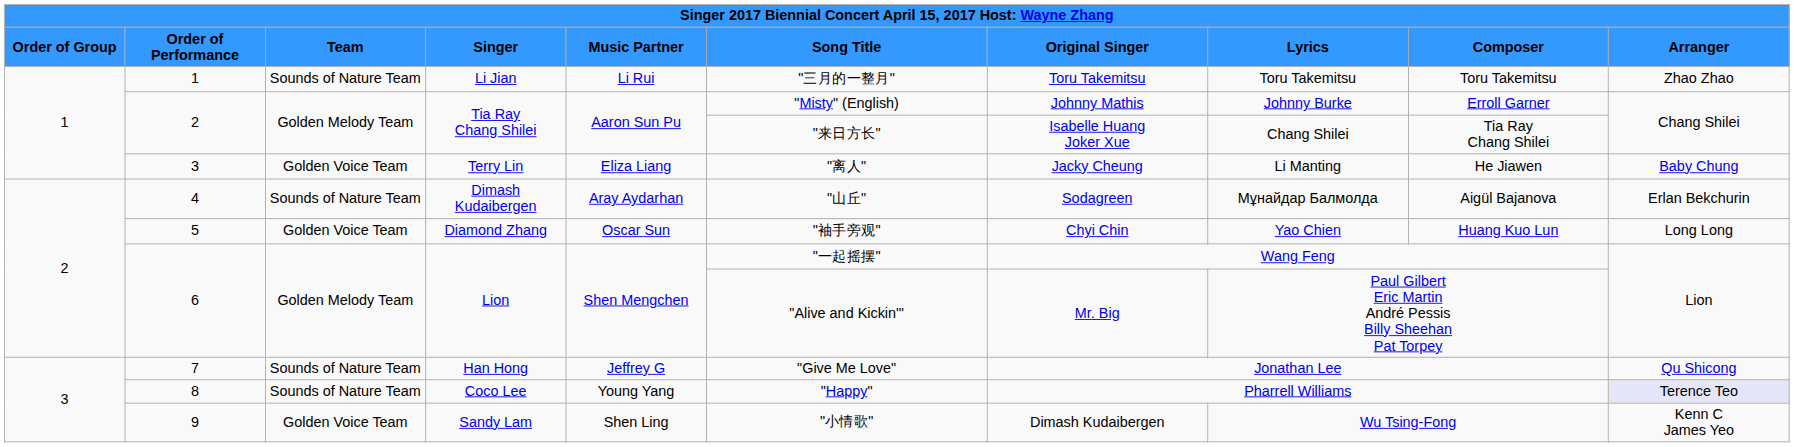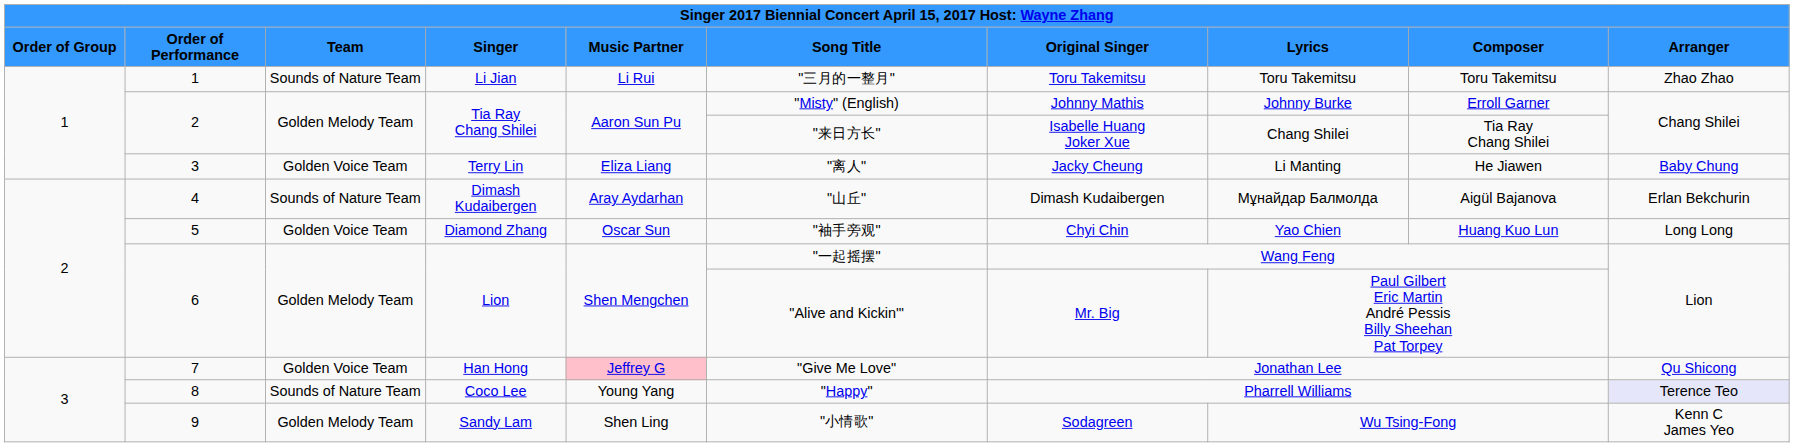(1097, 198) Sodagreen -> (1097, 198) Dimash Kudaibergen
(345, 368) Sounds of Nature Team -> (345, 368) Golden Voice Team
(636, 368) no background -> (636, 368) pink background
(345, 422) Golden Voice Team -> (345, 422) Golden Melody Team
(1097, 422) Dimash Kudaibergen -> (1097, 422) Sodagreen
